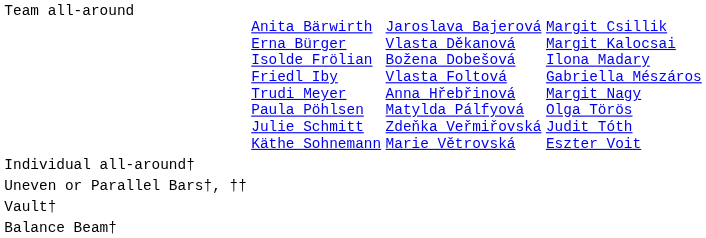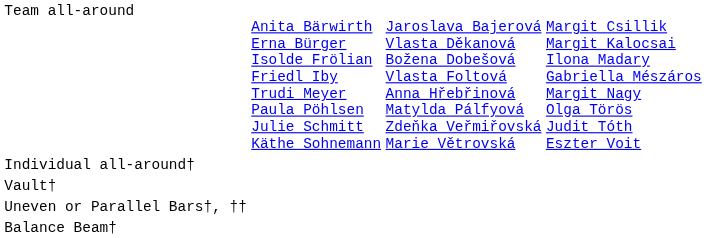rows swapped: (30, 207) <-> (126, 186)
